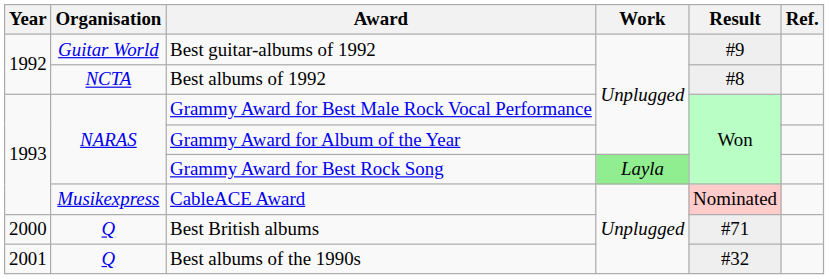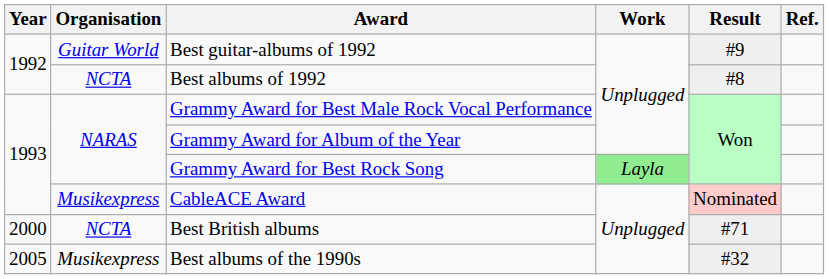(108, 229) Q -> (108, 229) NCTA
(28, 259) 2001 -> (28, 259) 2005
(108, 259) Q -> (108, 259) Musikexpress
